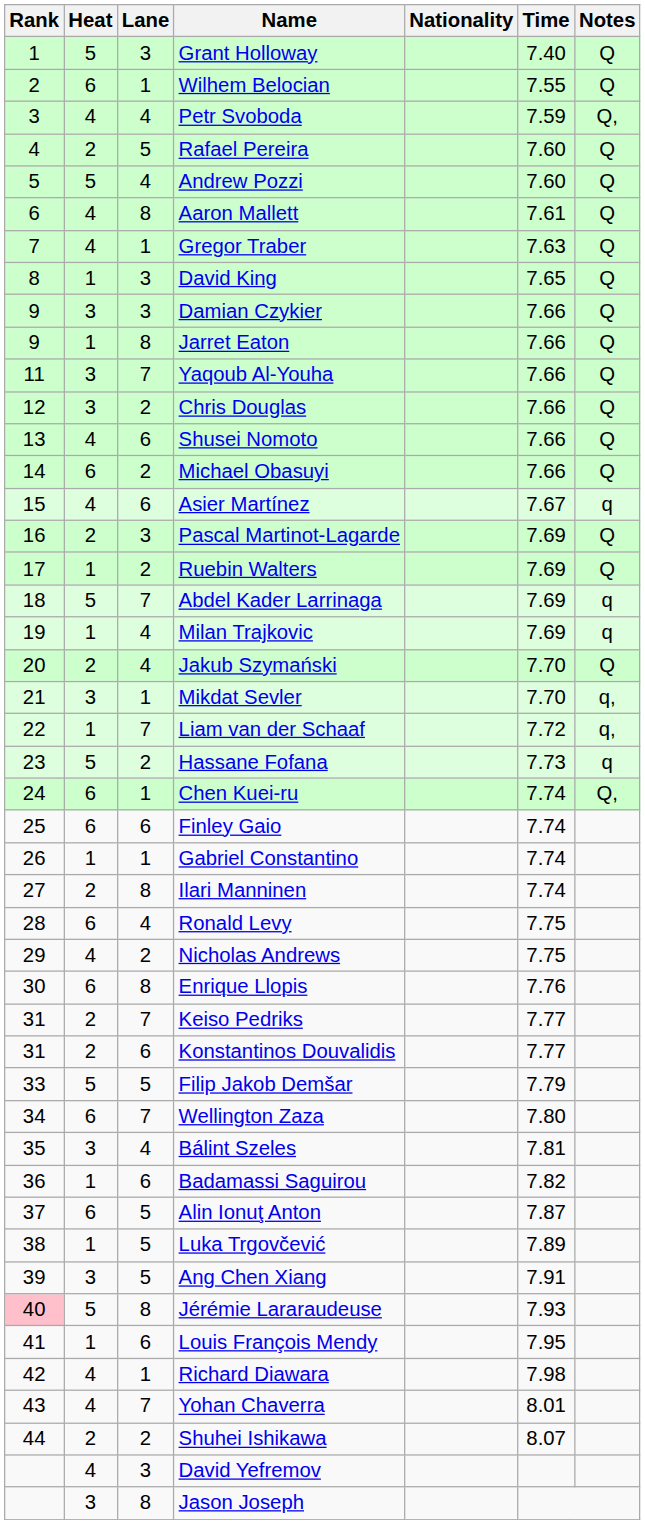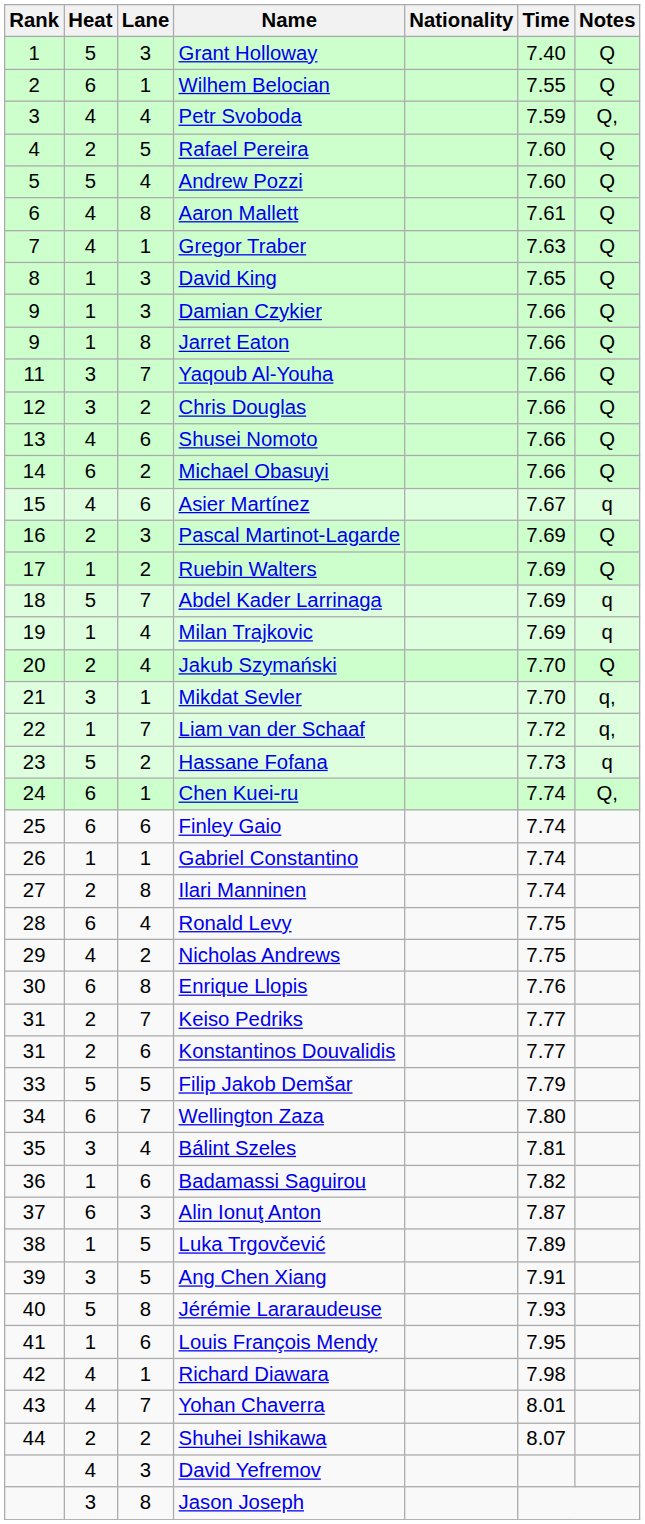(90, 310) 3 -> (90, 310) 1
(146, 1212) 5 -> (146, 1212) 3
(34, 1309) pink background -> (34, 1309) no background
